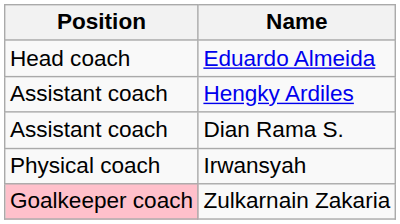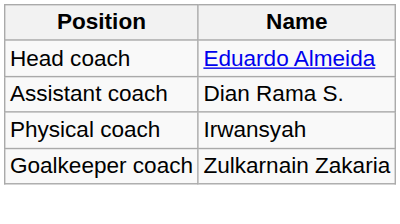- row: (279, 93)
(101, 201) pink background -> (101, 165) no background
